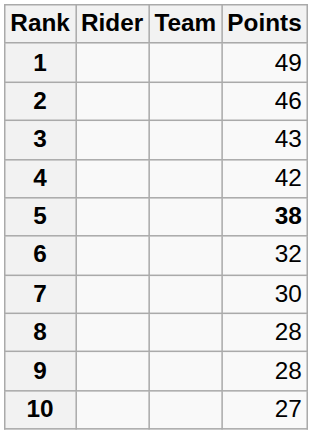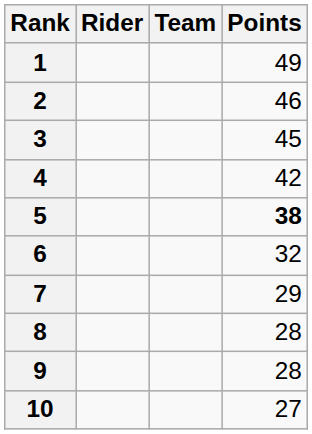(288, 139) 43 -> (288, 139) 45
(288, 293) 30 -> (288, 293) 29
